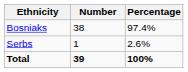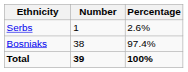rows swapped: (27, 28) <-> (20, 43)
